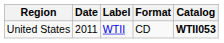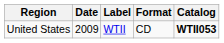(86, 29) 2011 -> (87, 29) 2009
